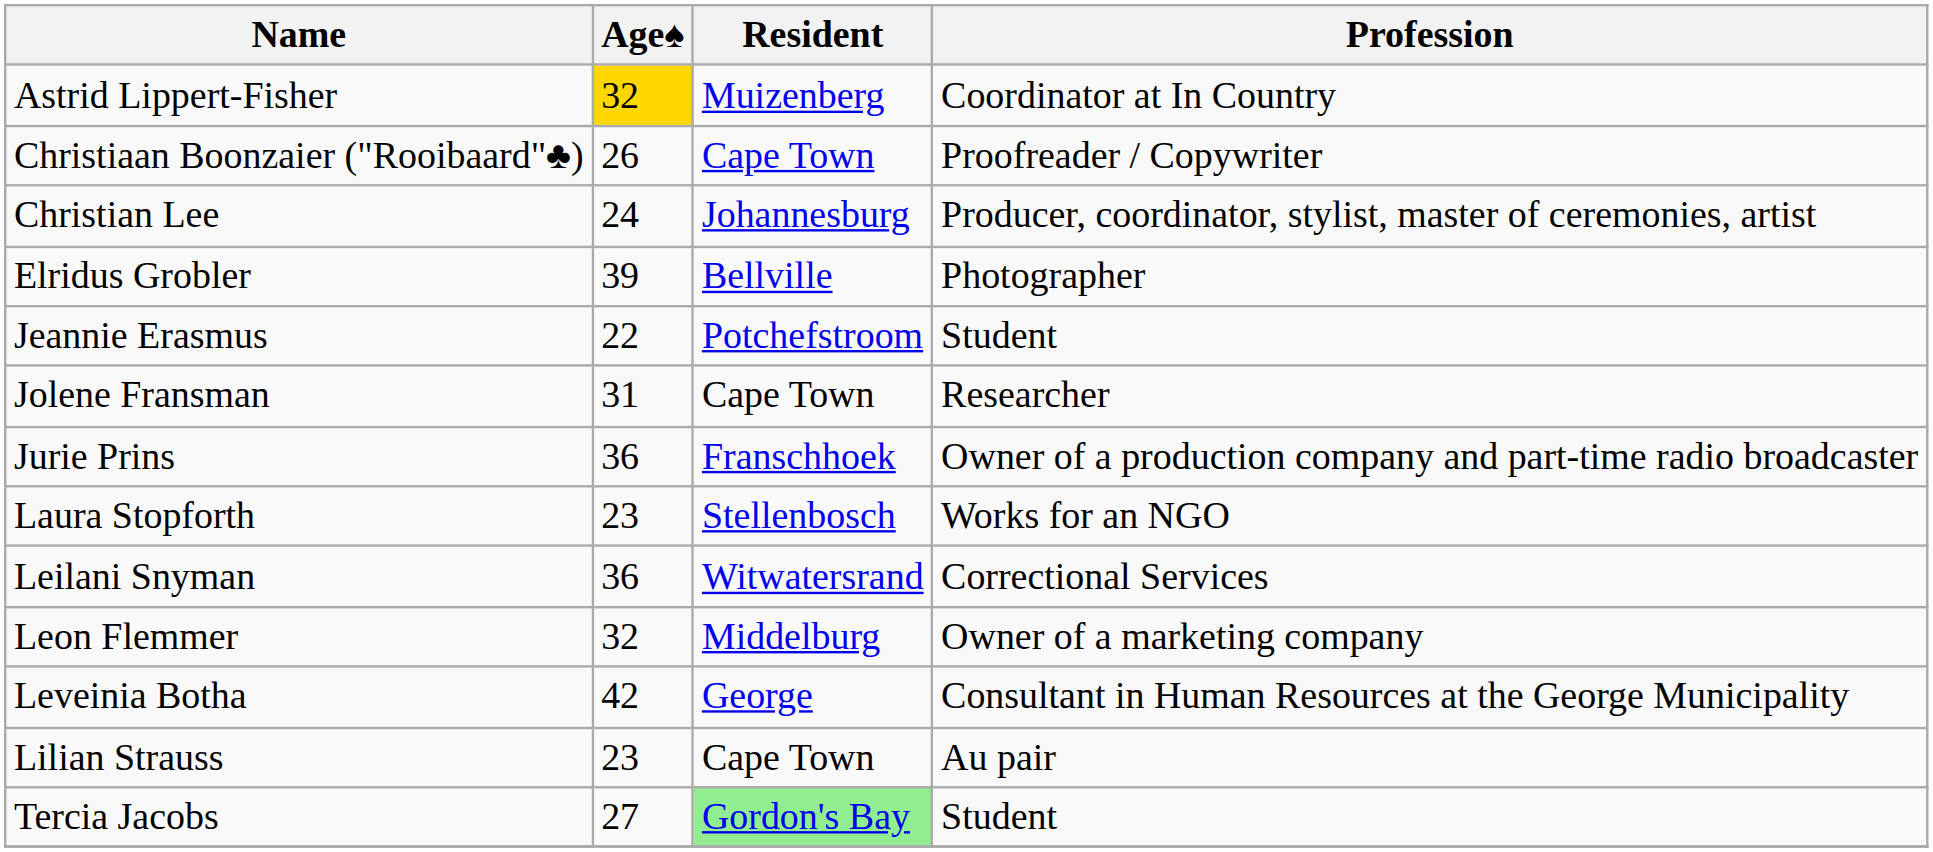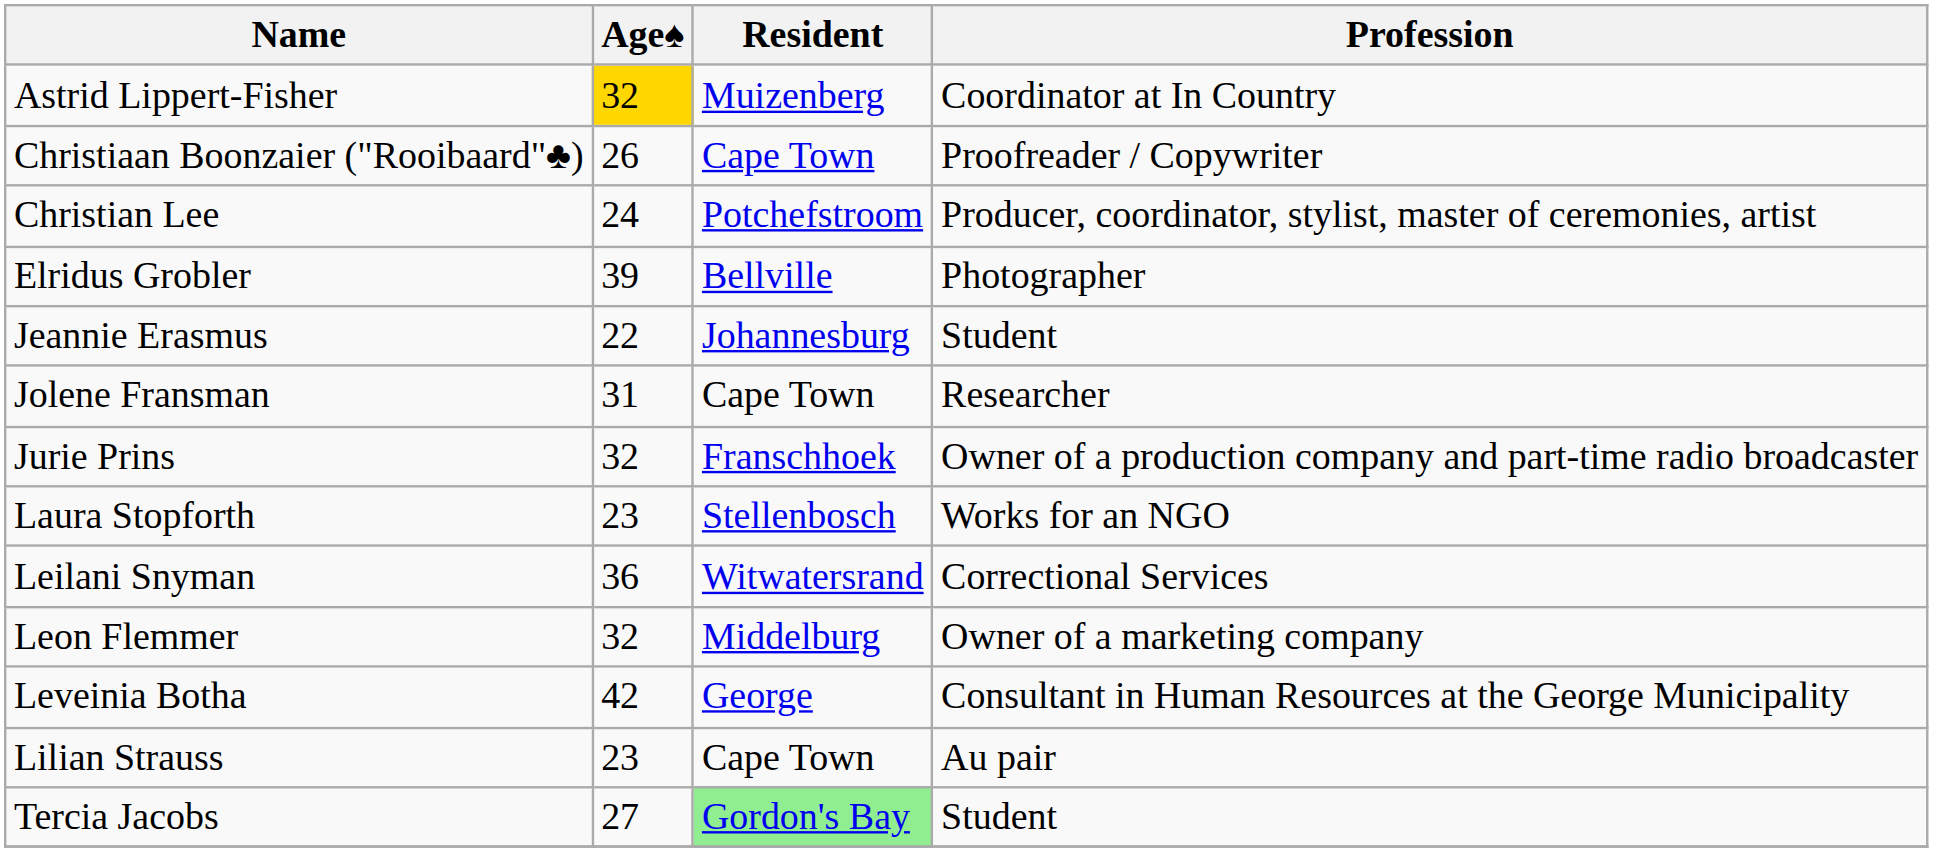(806, 214) Johannesburg -> (813, 214) Potchefstroom
(813, 335) Potchefstroom -> (806, 335) Johannesburg
(620, 455) 36 -> (620, 455) 32
